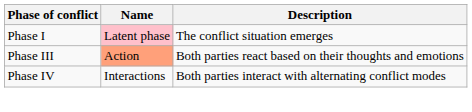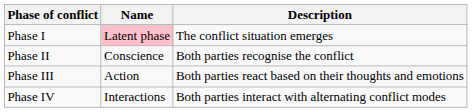+ row: (28, 55)
(122, 55) lightsalmon background -> (122, 76) no background
